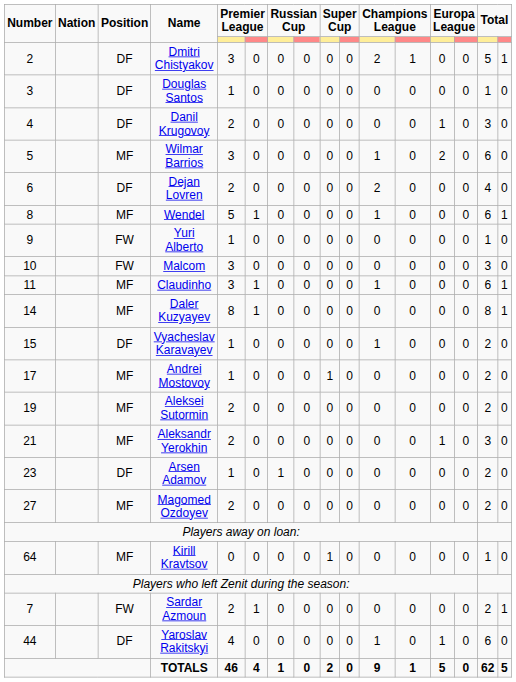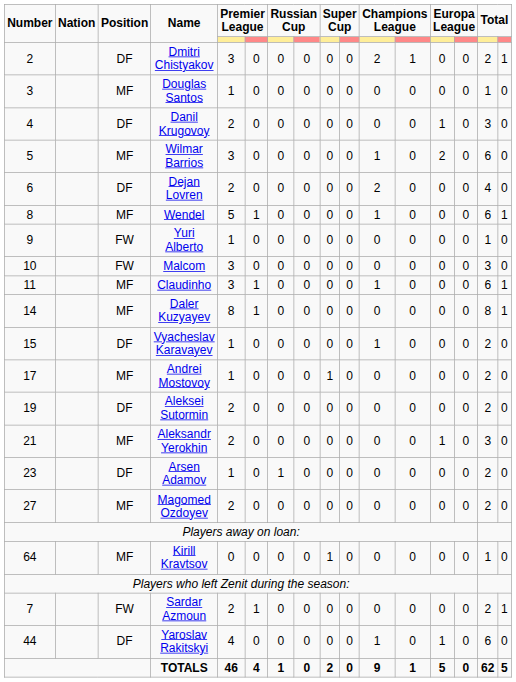(488, 58) 5 -> (488, 58) 2
(125, 91) DF -> (125, 91) MF
(125, 408) MF -> (125, 408) DF
